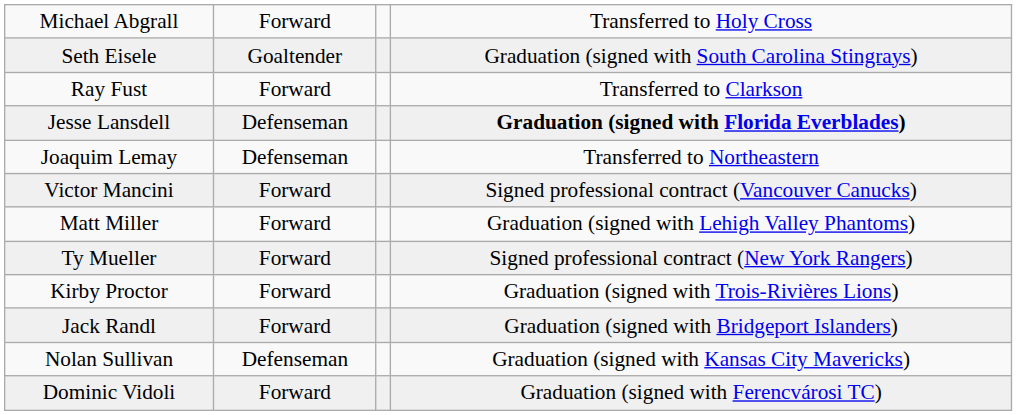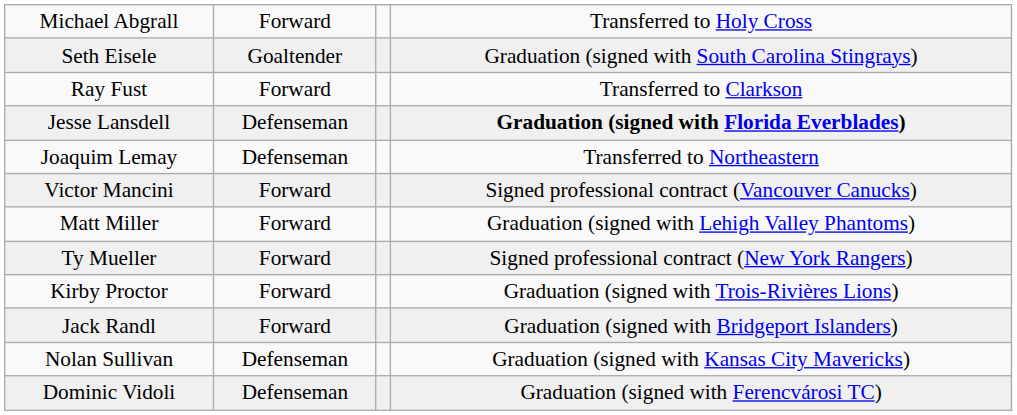(295, 392) Forward -> (295, 392) Defenseman
